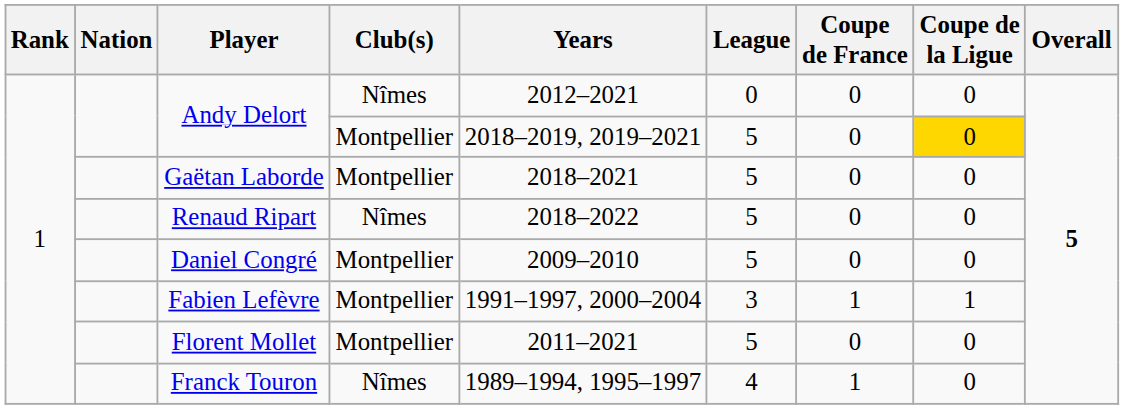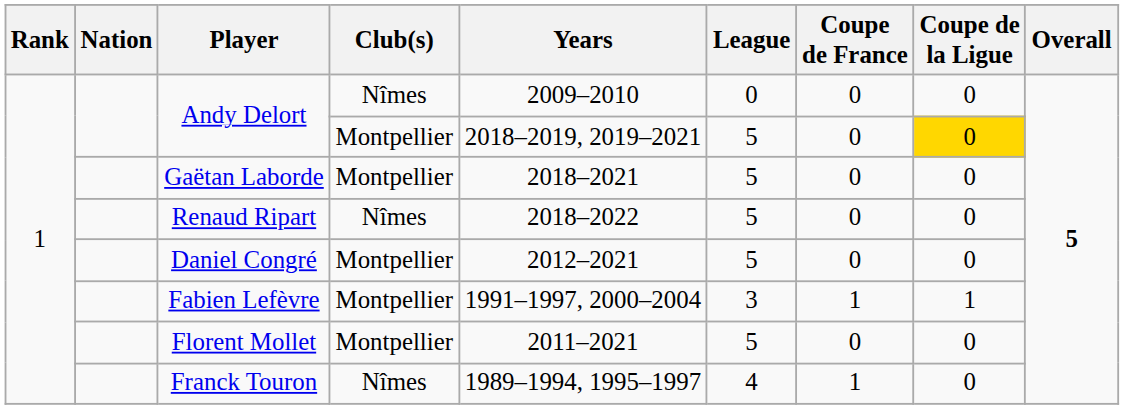(583, 94) 2012–2021 -> (583, 94) 2009–2010
(583, 259) 2009–2010 -> (583, 259) 2012–2021
